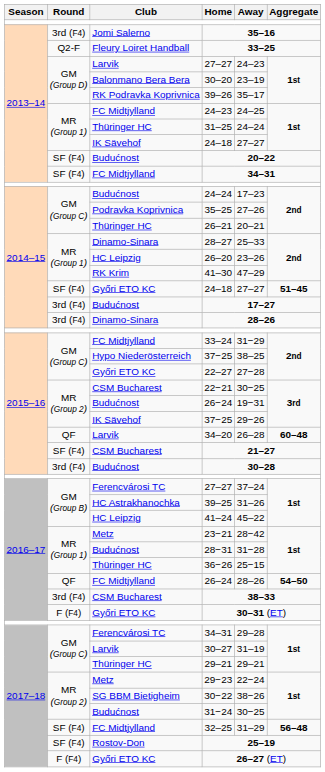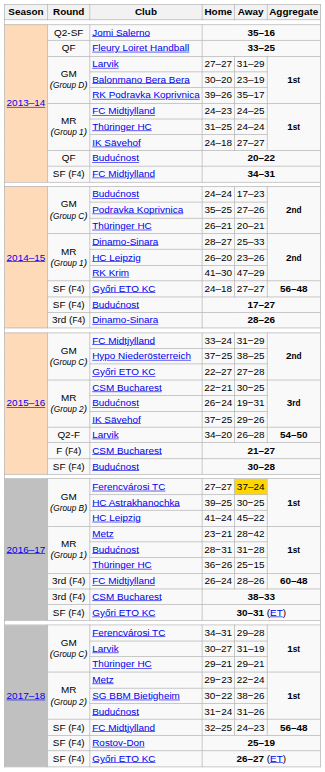(69, 32) 3rd (F4) -> (69, 32) Q2-SF
(69, 48) Q2-F -> (69, 48) QF
(251, 64) 24–23 -> (251, 64) 31–29
(69, 158) SF (F4) -> (69, 158) QF
(294, 288) 51–45 -> (294, 288) 56–48
(69, 304) 3rd (F4) -> (69, 304) SF (F4)
(69, 435) QF -> (69, 435) Q2-F
(294, 435) 60–48 -> (294, 435) 54–50
(69, 450) SF (F4) -> (69, 450) F (F4)
(69, 466) 3rd (F4) -> (69, 466) SF (F4)
(251, 486) no background -> (251, 486) gold background
(251, 502) 31–26 -> (251, 502) 30−25
(69, 581) QF -> (69, 581) 3rd (F4)
(294, 581) 54–50 -> (294, 581) 60–48
(69, 612) F (F4) -> (69, 612) SF (F4)
(251, 711) 30−25 -> (251, 711) 31–26
(251, 727) 31–29 -> (251, 727) 24–23
(69, 758) F (F4) -> (69, 758) SF (F4)
